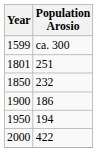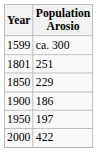(45, 82) 232 -> (45, 82) 229
(45, 119) 194 -> (45, 119) 197
